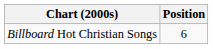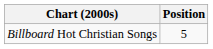(184, 33) 6 -> (184, 33) 5
